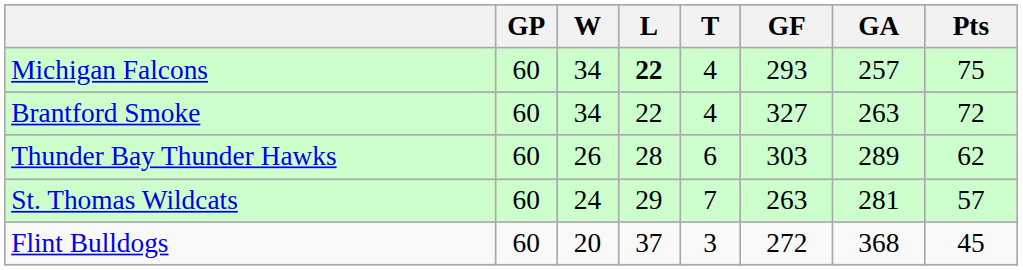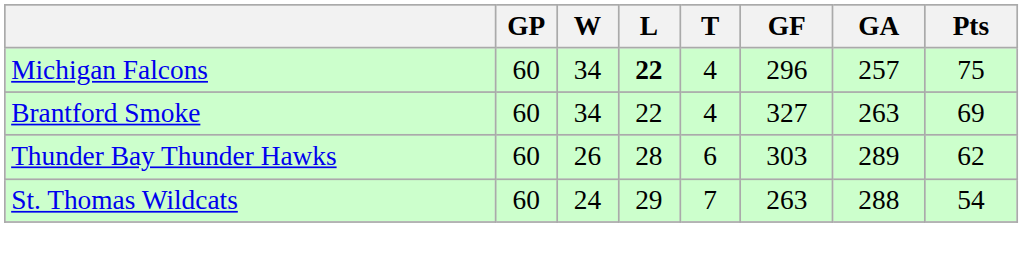(787, 69) 293 -> (787, 69) 296
(971, 112) 72 -> (971, 112) 69
(879, 199) 281 -> (879, 199) 288
(971, 199) 57 -> (971, 199) 54
- row: (90, 243)
